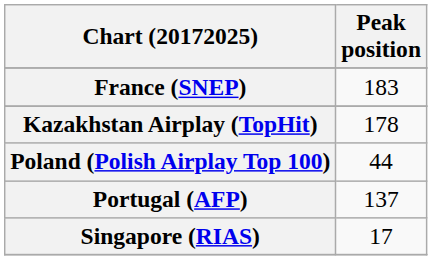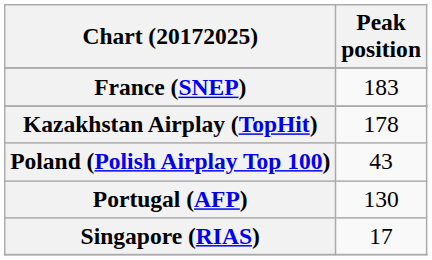(381, 161) 44 -> (381, 161) 43
(381, 198) 137 -> (381, 198) 130
